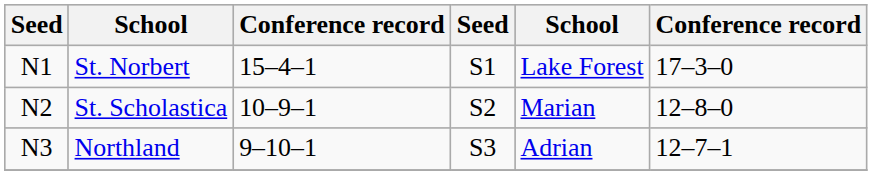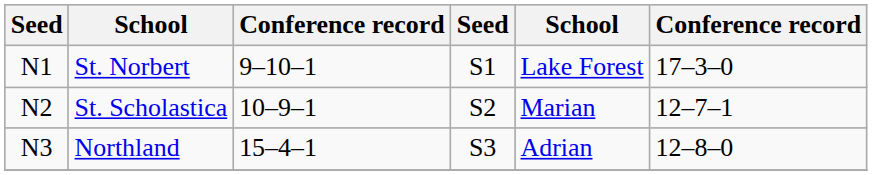(278, 66) 15–4–1 -> (278, 66) 9–10–1
(694, 107) 12–8–0 -> (694, 107) 12–7–1
(278, 148) 9–10–1 -> (278, 148) 15–4–1
(694, 148) 12–7–1 -> (694, 148) 12–8–0
